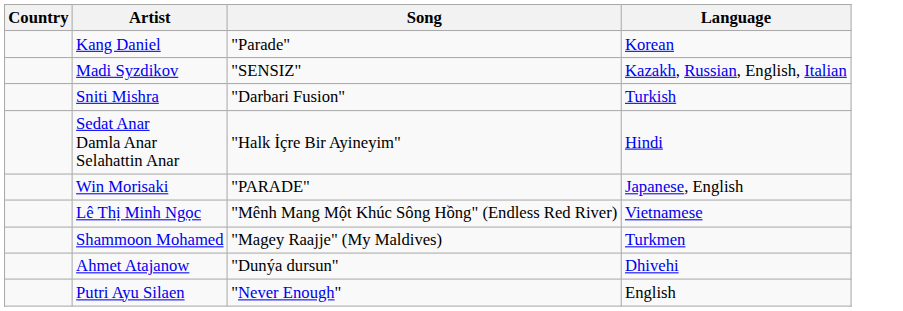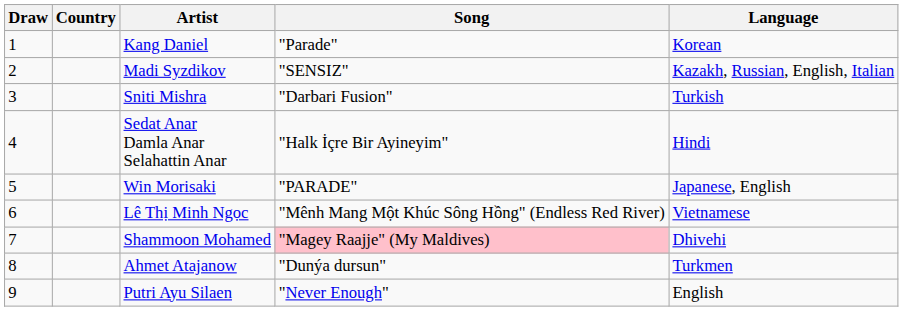+ column: (28, 17)
(337, 239) no background -> (384, 239) pink background
(655, 239) Turkmen -> (699, 239) Dhivehi
(652, 266) Dhivehi -> (703, 266) Turkmen
